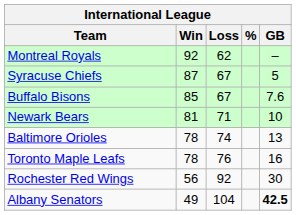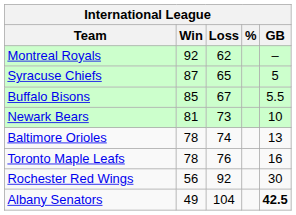(224, 76) 67 -> (224, 76) 65
(275, 96) 7.6 -> (275, 96) 5.5
(224, 117) 71 -> (224, 117) 73
